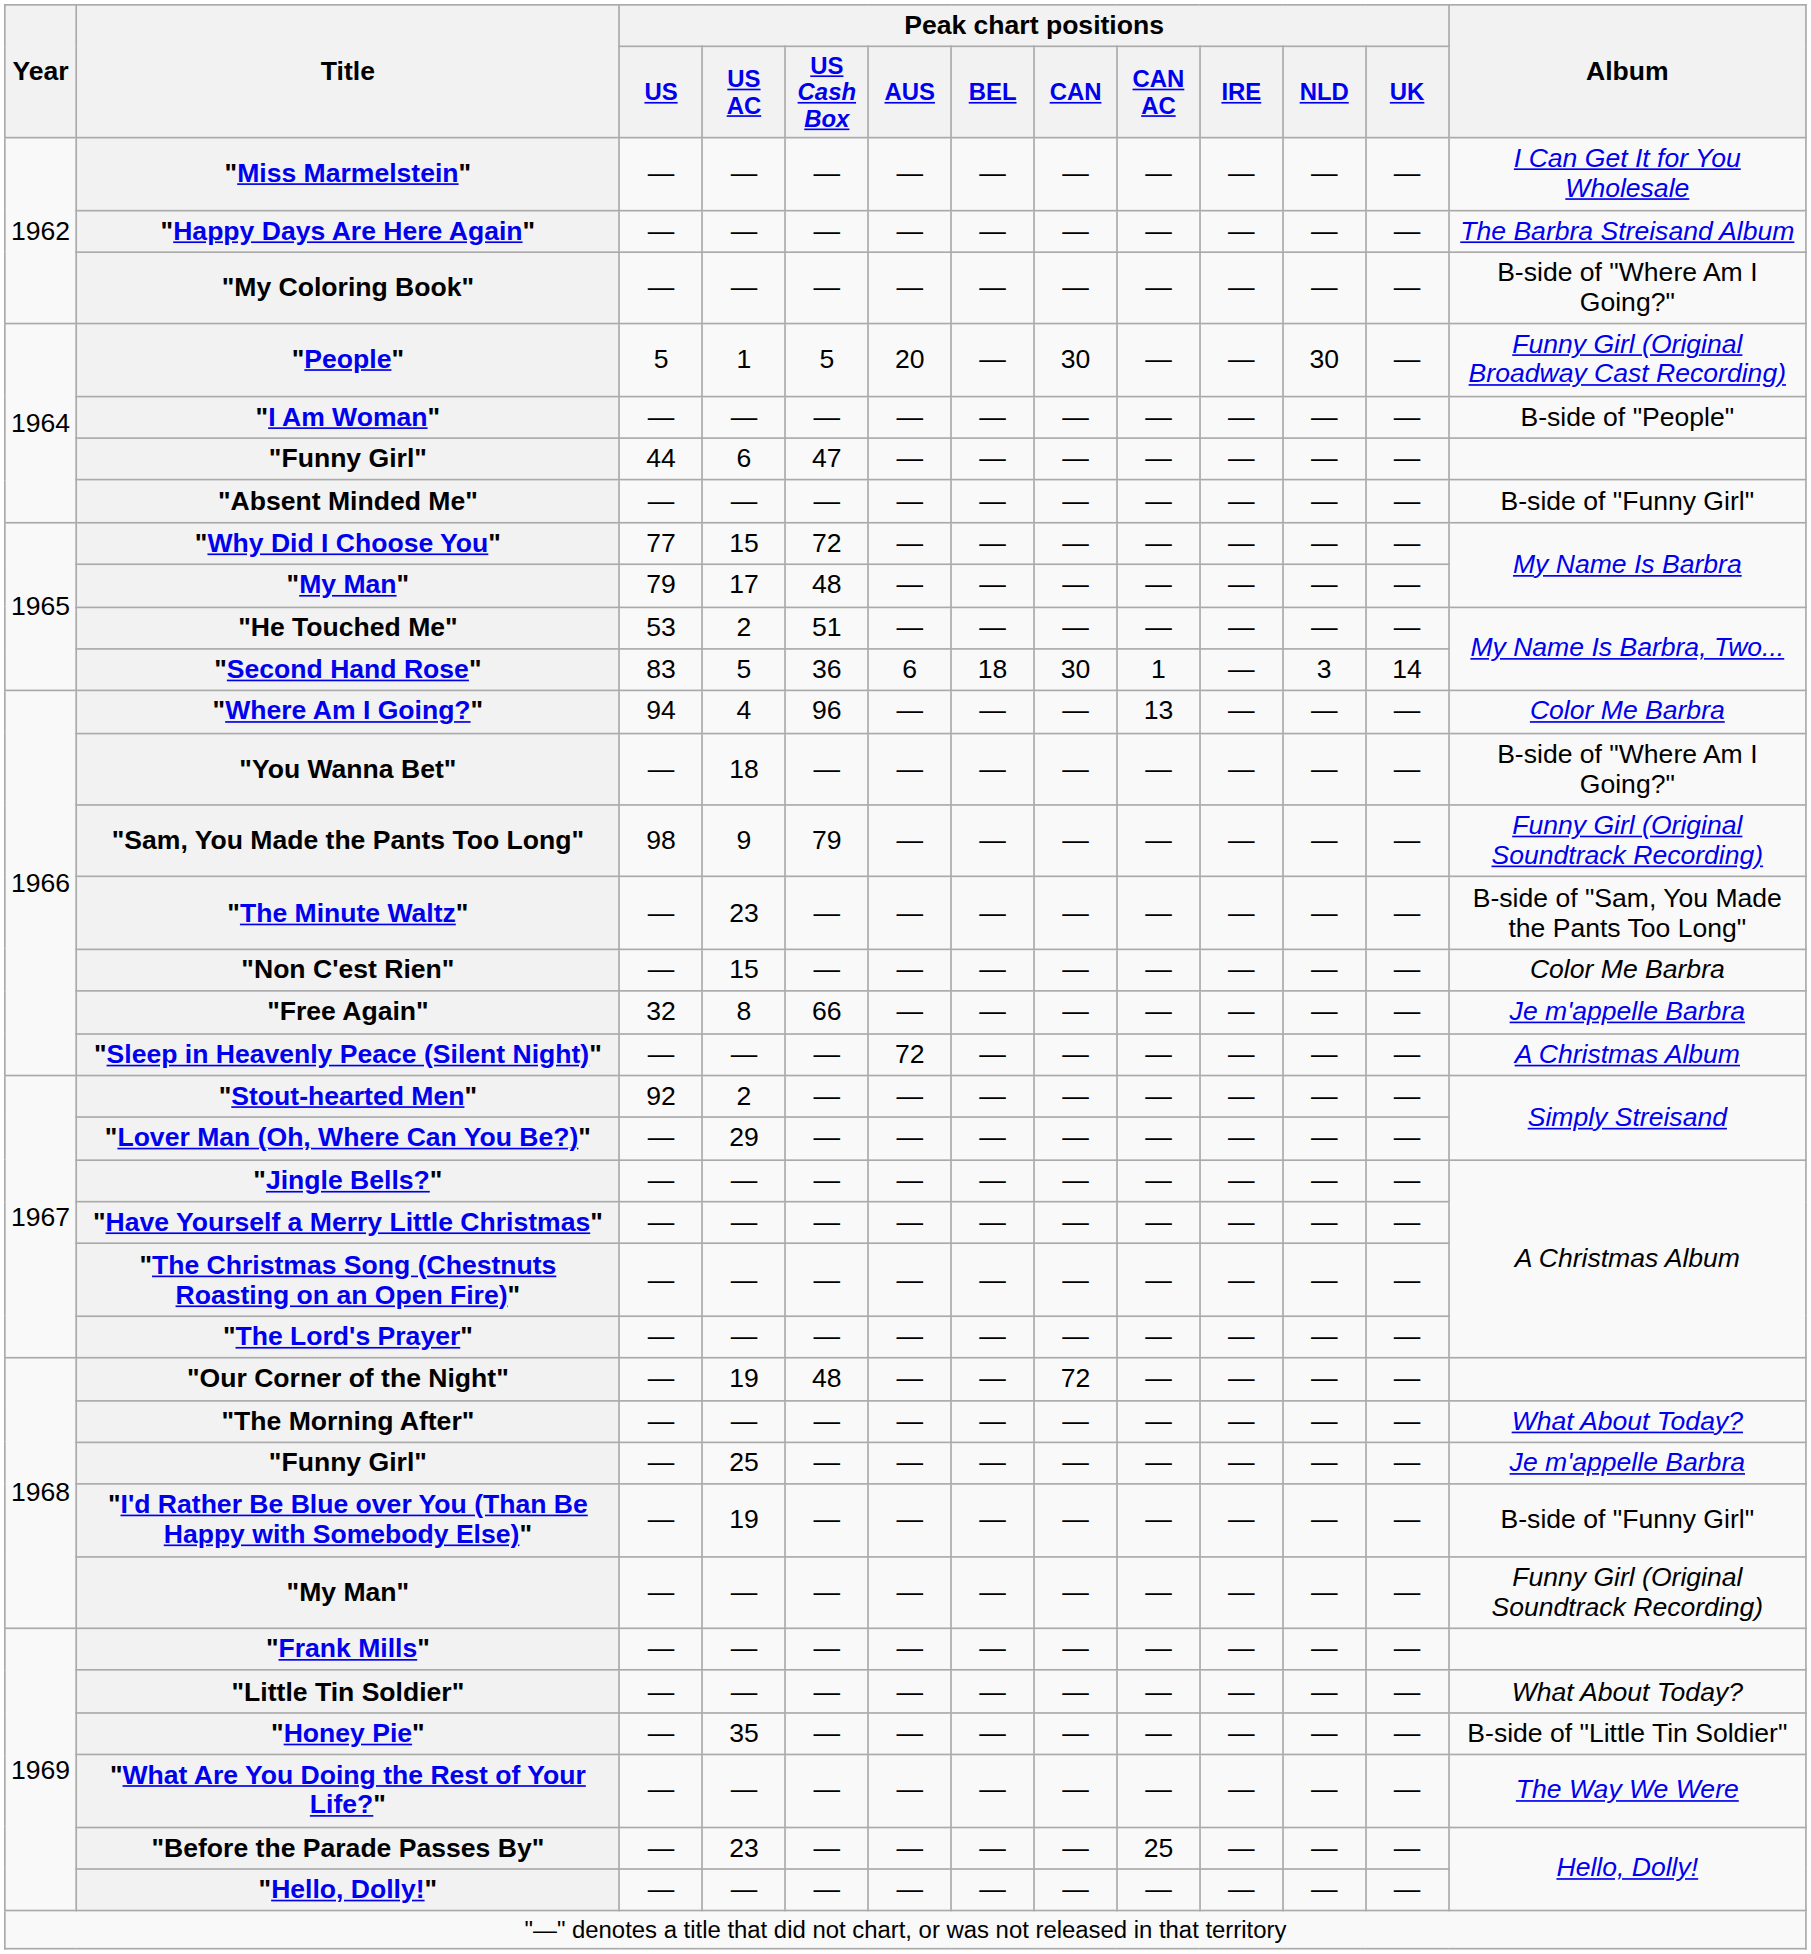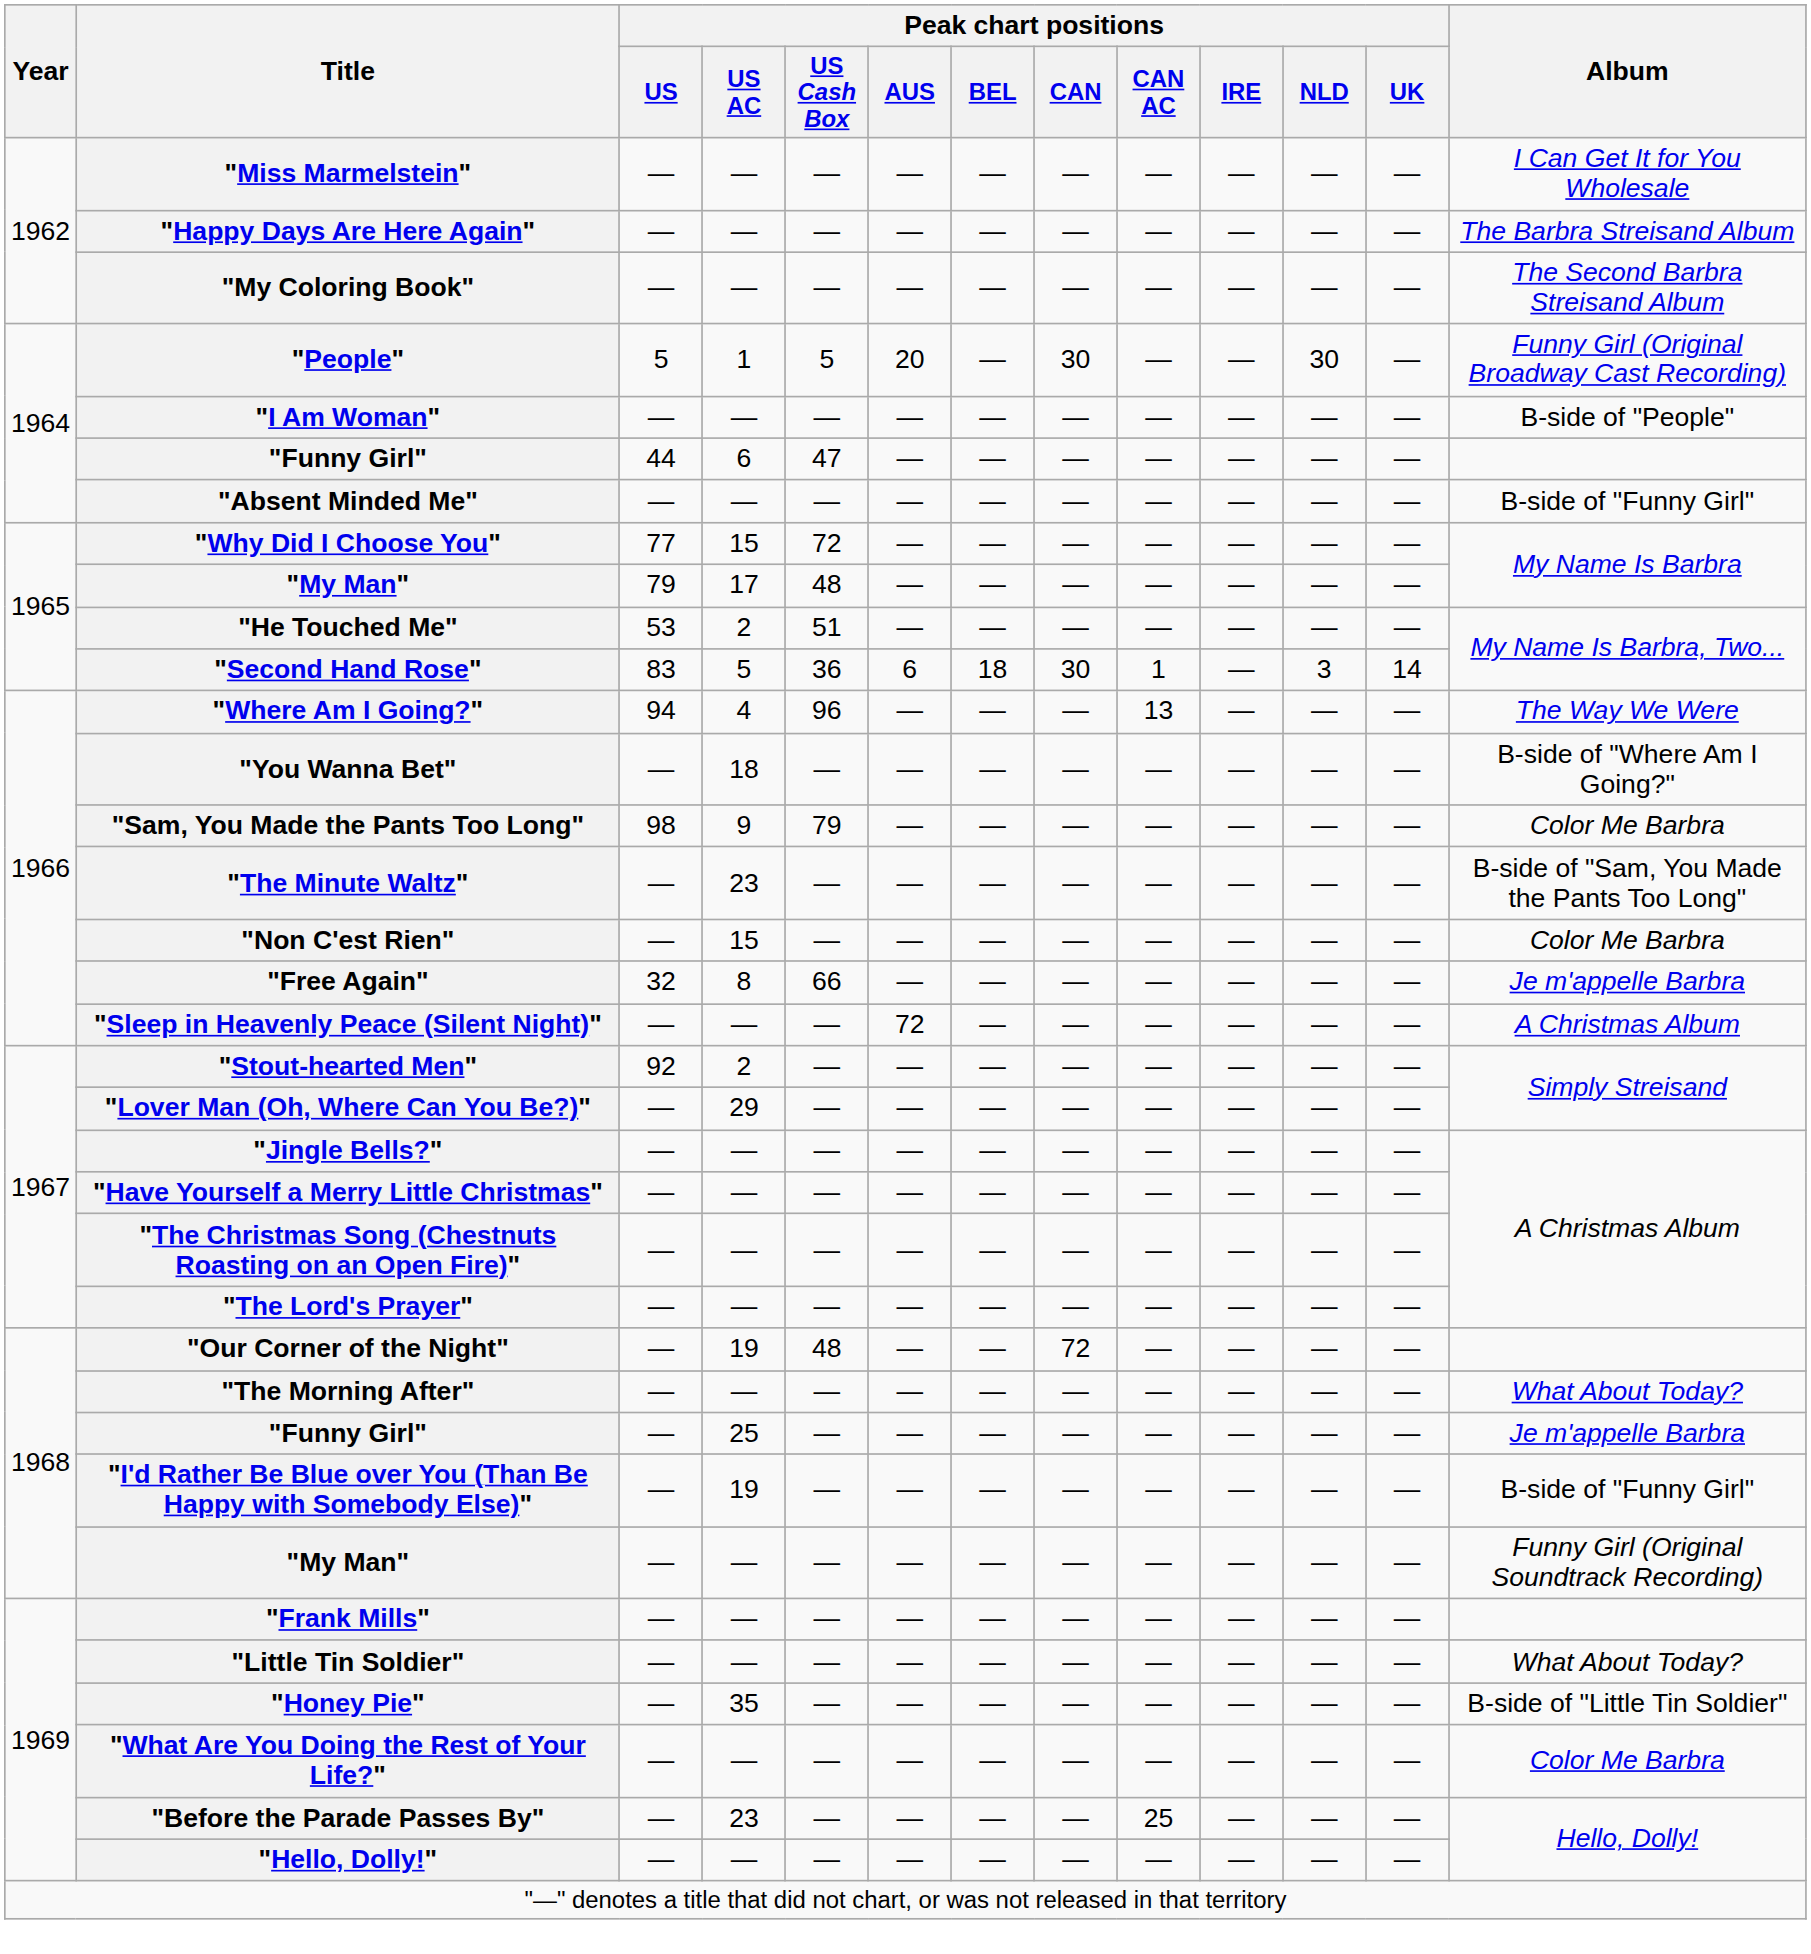(1627, 287) B-side of "Where Am I Going?" -> (1627, 287) The Second Barbra Streisand Album
(1627, 711) Color Me Barbra -> (1627, 711) The Way We Were
(1627, 840) Funny Girl (Original Soundtrack Recording) -> (1627, 825) Color Me Barbra
(1627, 1790) The Way We Were -> (1627, 1760) Color Me Barbra
